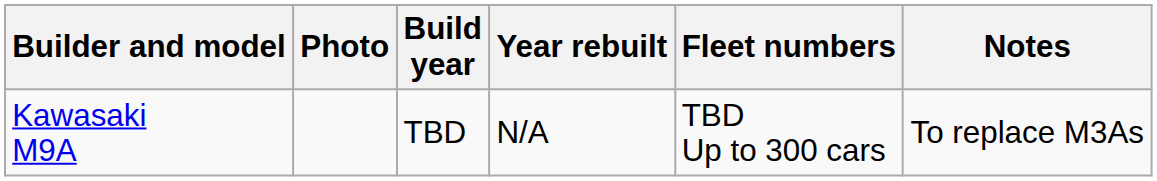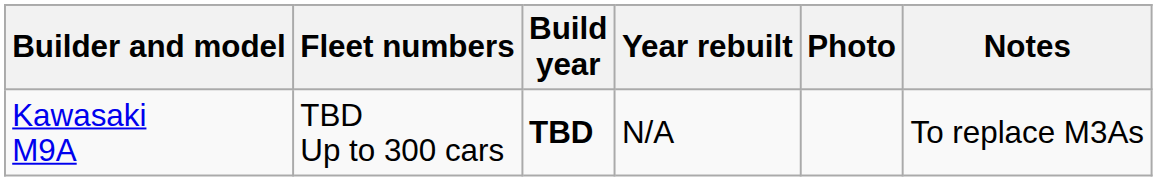columns swapped: (345, 47) <-> (789, 47)
(435, 132) normal -> (561, 132) bold
